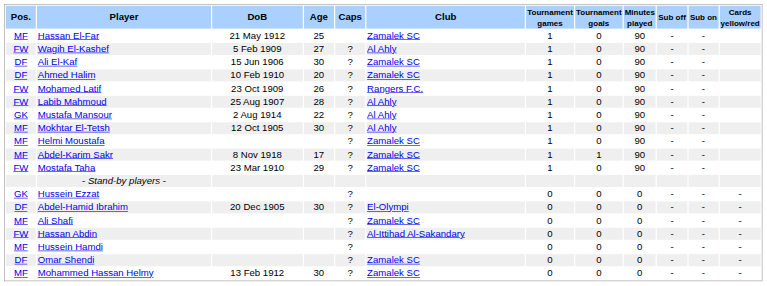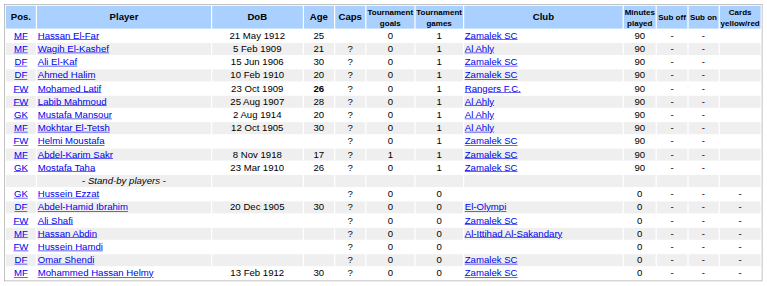columns swapped: (446, 17) <-> (599, 18)
(21, 49) FW -> (21, 49) MF
(319, 49) 27 -> (319, 49) 21
(319, 88) normal -> (319, 88) bold
(319, 115) 22 -> (319, 115) 20
(21, 141) MF -> (21, 141) FW
(21, 168) FW -> (21, 168) GK
(319, 168) 29 -> (319, 168) 26
(21, 220) MF -> (21, 220) FW
(21, 234) FW -> (21, 234) MF
(21, 247) MF -> (21, 247) FW
